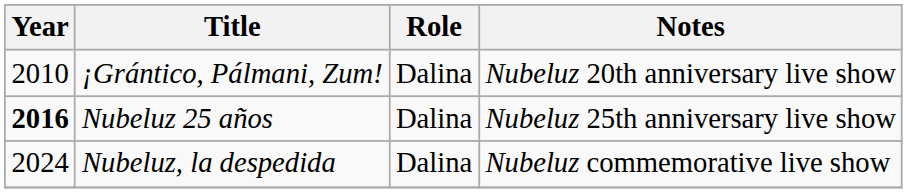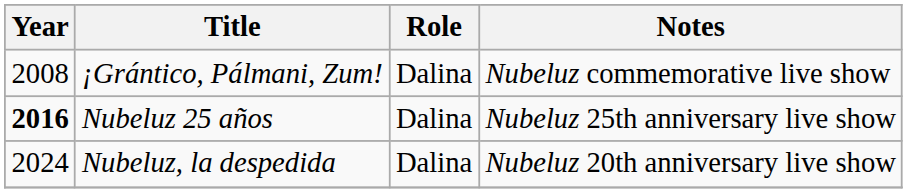(40, 72) 2010 -> (40, 72) 2008
(691, 72) Nubeluz 20th anniversary live show -> (688, 72) Nubeluz commemorative live show
(688, 163) Nubeluz commemorative live show -> (691, 163) Nubeluz 20th anniversary live show
